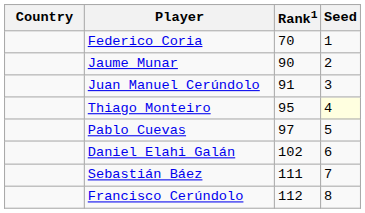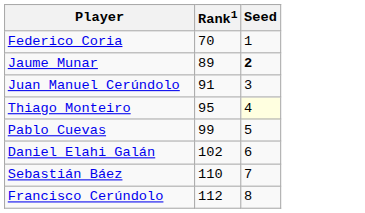- column: (45, 17)
(286, 64) 90 -> (206, 64) 89
(328, 64) normal -> (248, 64) bold
(286, 130) 97 -> (206, 130) 99
(290, 175) 111 -> (210, 175) 110
